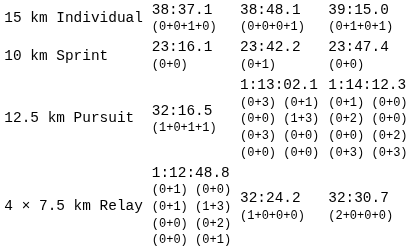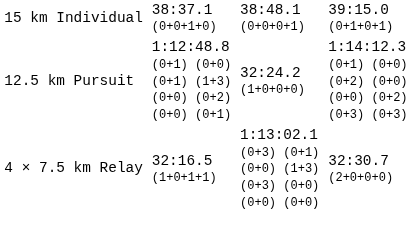- row: (56, 56)
(184, 118) 32:16.5 (1+0+1+1) -> (191, 80) 1:12:48.8 (0+1) (0+0) (0+1) (1+3) (0+0) (0+2) (0+0) (0+1)
(280, 118) 1:13:02.1 (0+3) (0+1) (0+0) (1+3) (0+3) (0+0) (0+0) (0+0) -> (272, 80) 32:24.2 (1+0+0+0)
(191, 206) 1:12:48.8 (0+1) (0+0) (0+1) (1+3) (0+0) (0+2) (0+0) (0+1) -> (184, 168) 32:16.5 (1+0+1+1)
(272, 206) 32:24.2 (1+0+0+0) -> (280, 168) 1:13:02.1 (0+3) (0+1) (0+0) (1+3) (0+3) (0+0) (0+0) (0+0)
